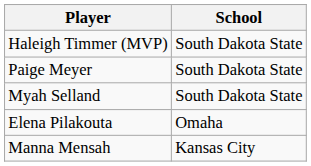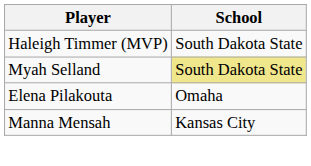- row: (50, 69)
(239, 95) no background -> (239, 69) khaki background
